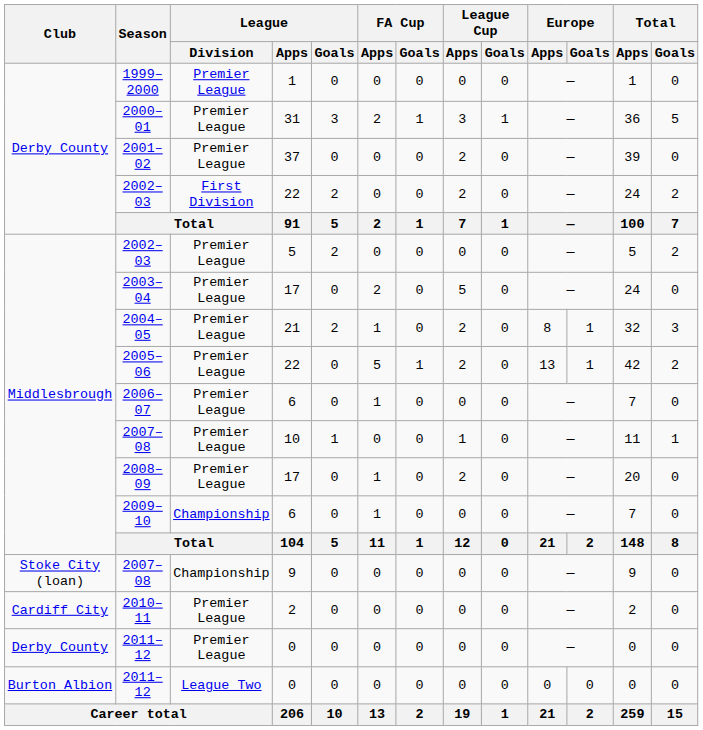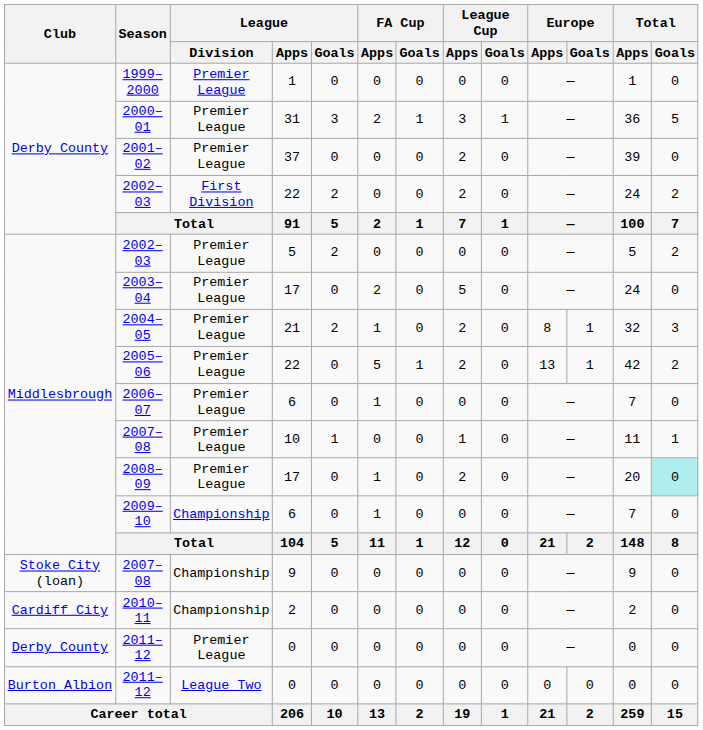(675, 477) no background -> (675, 477) paleturquoise background
(221, 610) Premier League -> (221, 610) Championship
